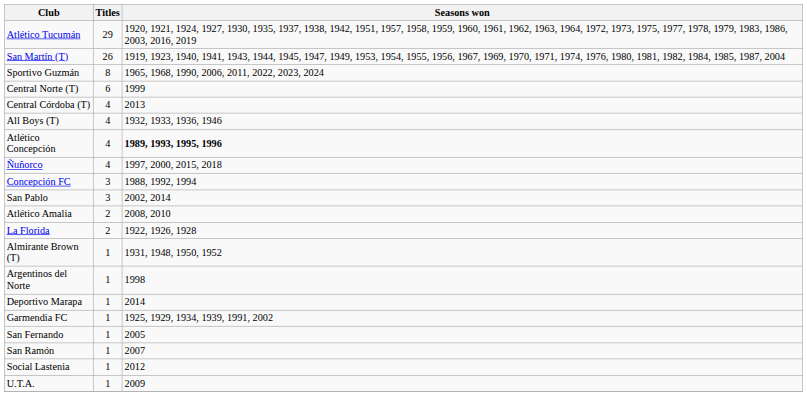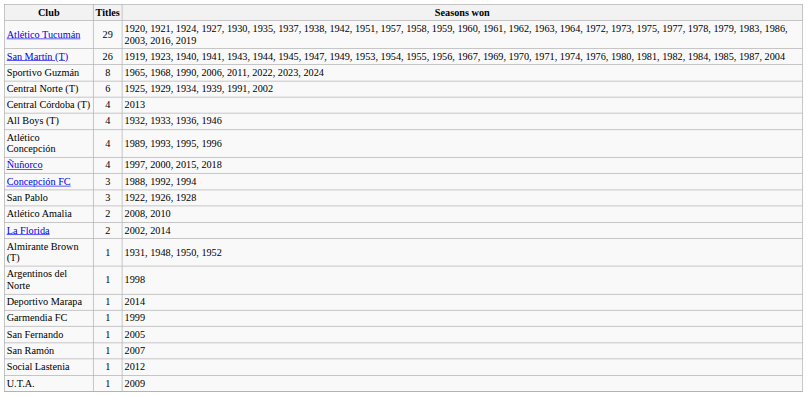(135, 89) 1999 -> (199, 89) 1925, 1929, 1934, 1939, 1991, 2002
(173, 143) bold -> (173, 143) normal
(148, 198) 2002, 2014 -> (160, 198) 1922, 1926, 1928
(160, 230) 1922, 1926, 1928 -> (148, 230) 2002, 2014
(199, 318) 1925, 1929, 1934, 1939, 1991, 2002 -> (135, 318) 1999
